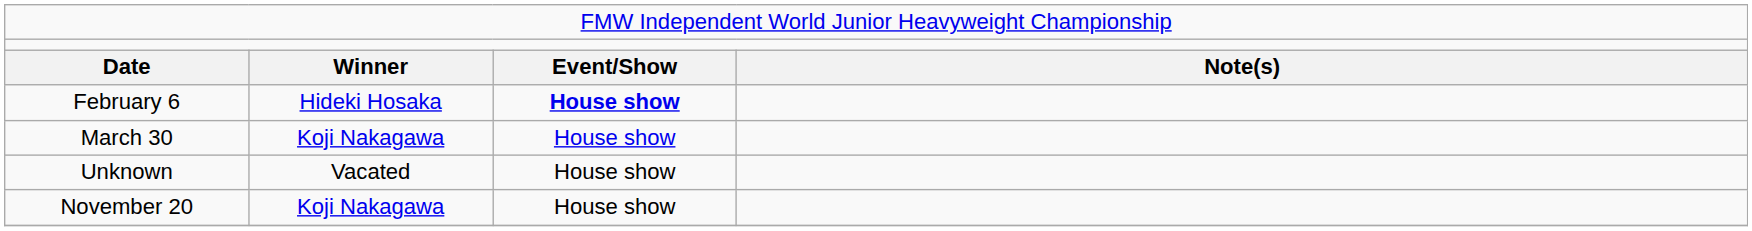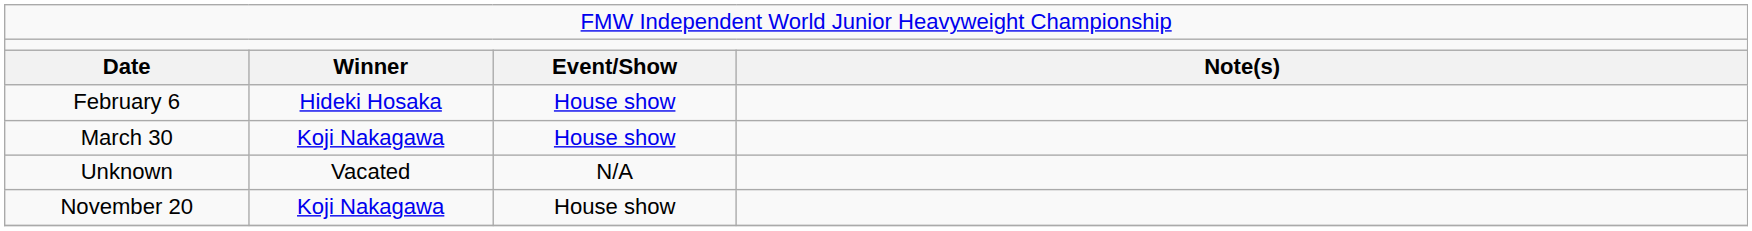(615, 102) bold -> (615, 102) normal
(615, 172) House show -> (615, 172) N/A
